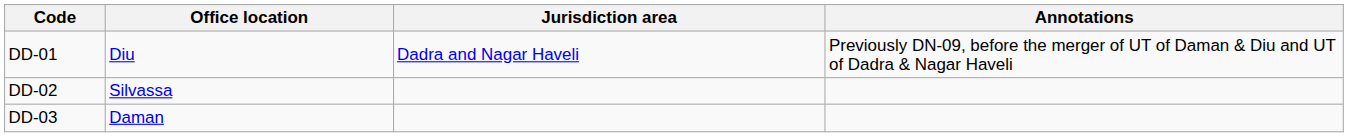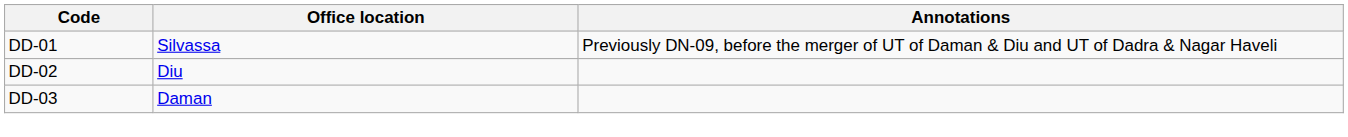- column: (609, 17)
(122, 54) Diu -> (189, 44) Silvassa
(141, 90) Silvassa -> (170, 71) Diu
